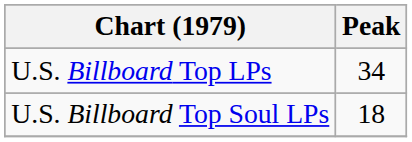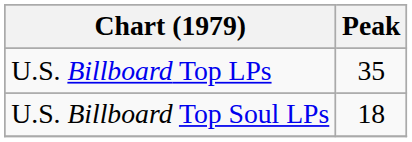(371, 70) 34 -> (371, 70) 35
